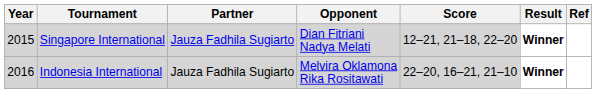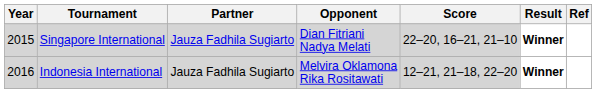(460, 40) 12–21, 21–18, 22–20 -> (460, 40) 22–20, 16–21, 21–10
(460, 73) 22–20, 16–21, 21–10 -> (460, 73) 12–21, 21–18, 22–20
